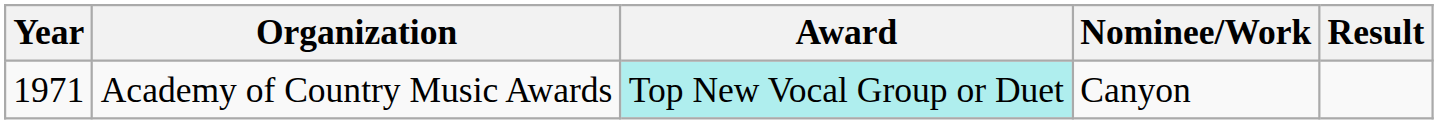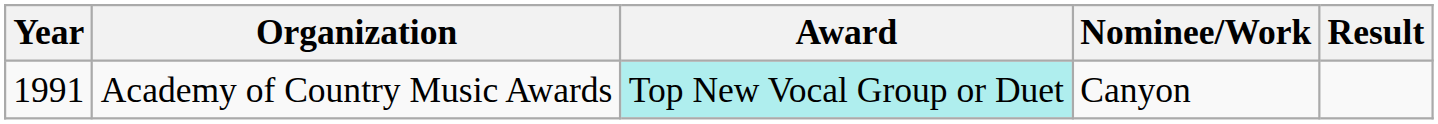(49, 88) 1971 -> (49, 88) 1991
